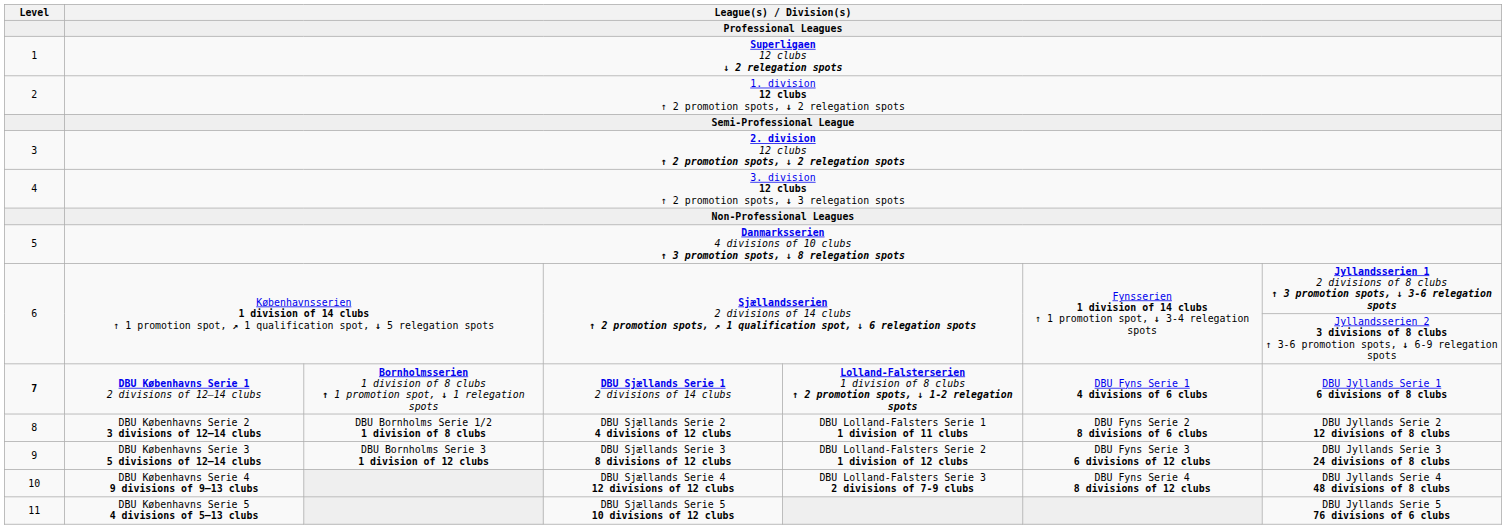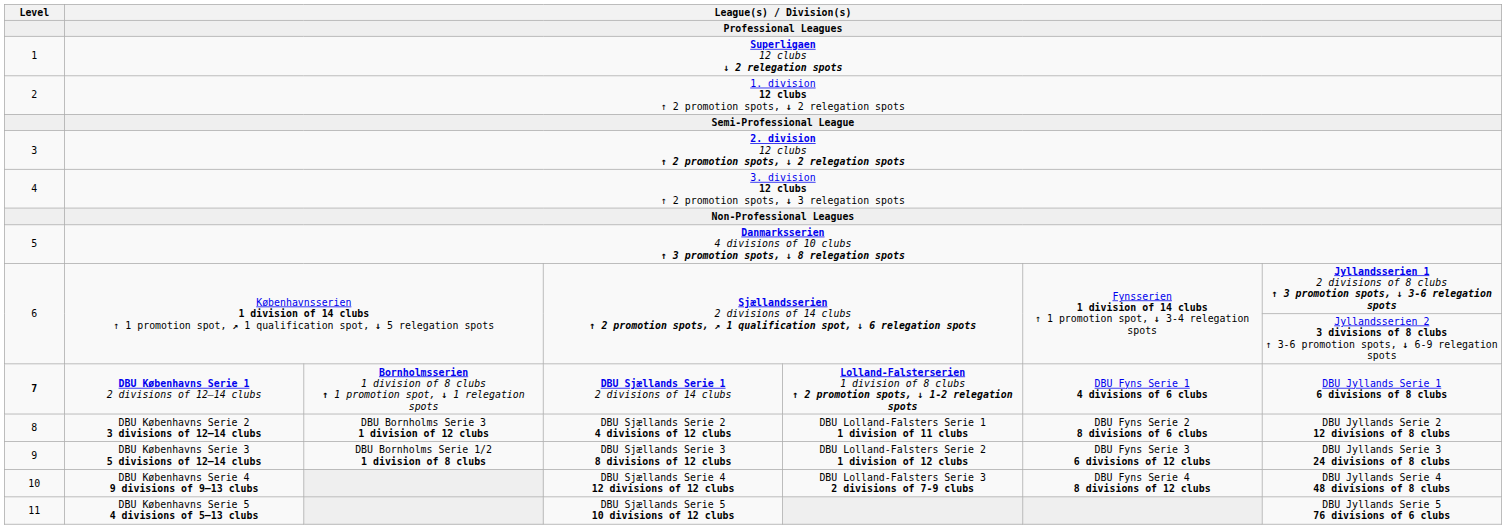(424, 428) DBU Bornholms Serie 1/2 1 division of 8 clubs -> (424, 428) DBU Bornholms Serie 3 1 division of 12 clubs
(424, 455) DBU Bornholms Serie 3 1 division of 12 clubs -> (424, 455) DBU Bornholms Serie 1/2 1 division of 8 clubs
